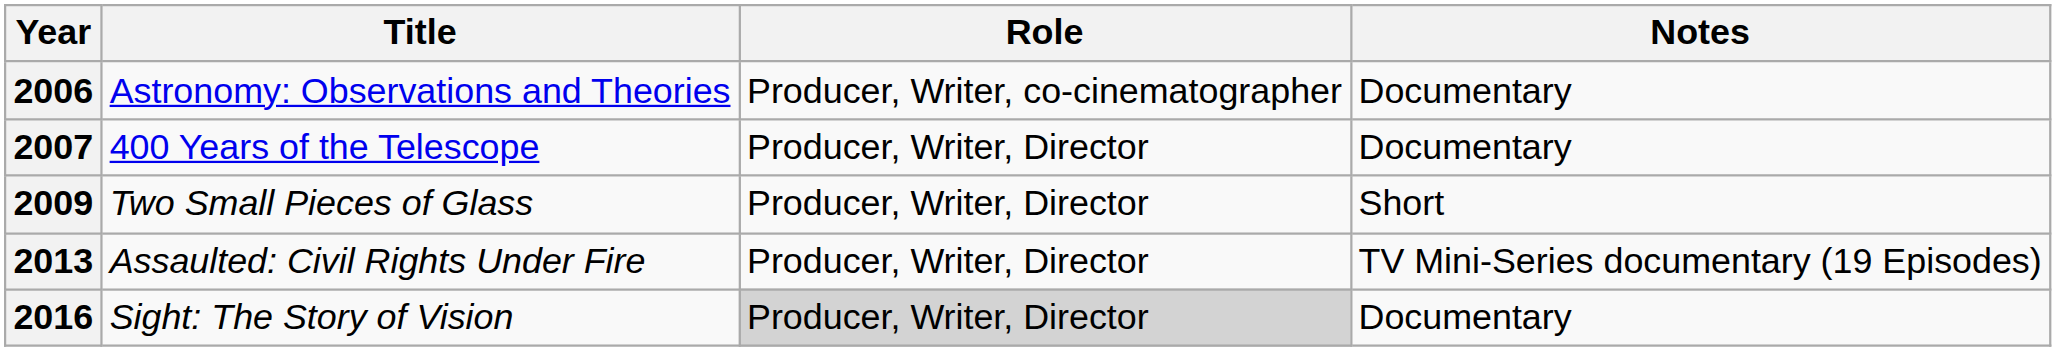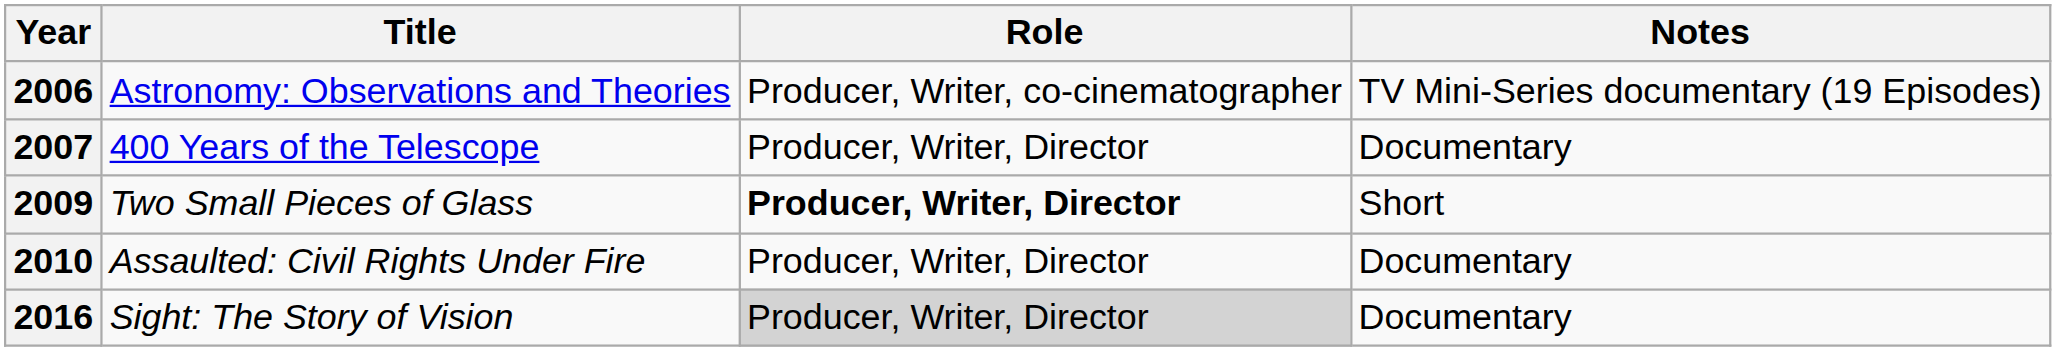(1465, 89) Documentary -> (1700, 89) TV Mini-Series documentary (19 Episodes)
(948, 203) normal -> (964, 203) bold
(53, 260) 2013 -> (53, 260) 2010
(1700, 260) TV Mini-Series documentary (19 Episodes) -> (1465, 260) Documentary
